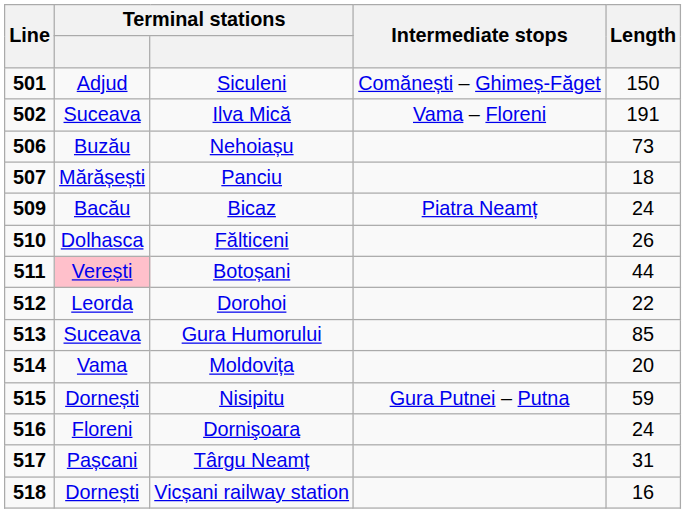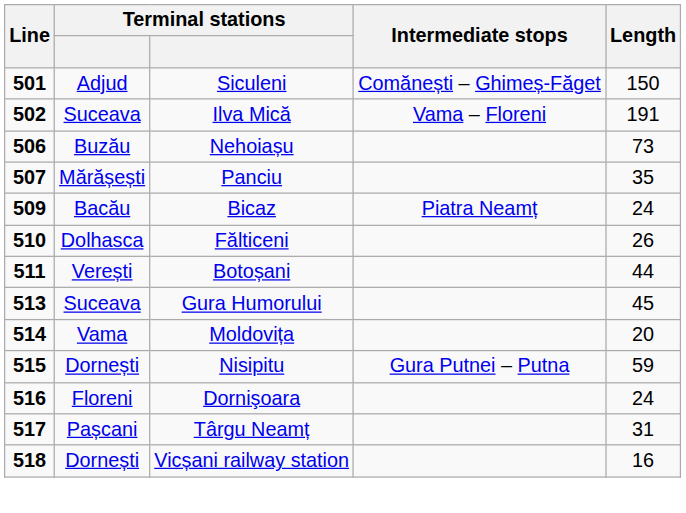(643, 177) 18 -> (643, 177) 35
(102, 271) pink background -> (102, 271) no background
- row: (252, 303)
(643, 334) 85 -> (643, 303) 45
